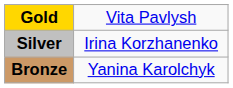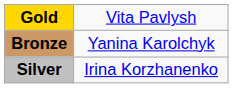rows swapped: (39, 43) <-> (39, 69)
